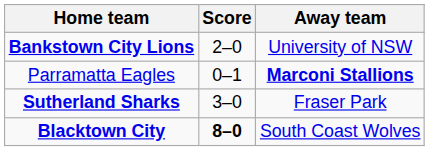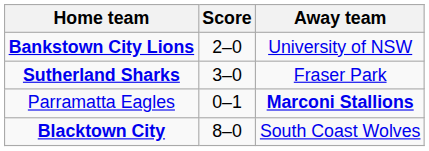rows swapped: (101, 74) <-> (101, 103)
(227, 131) bold -> (227, 131) normal
